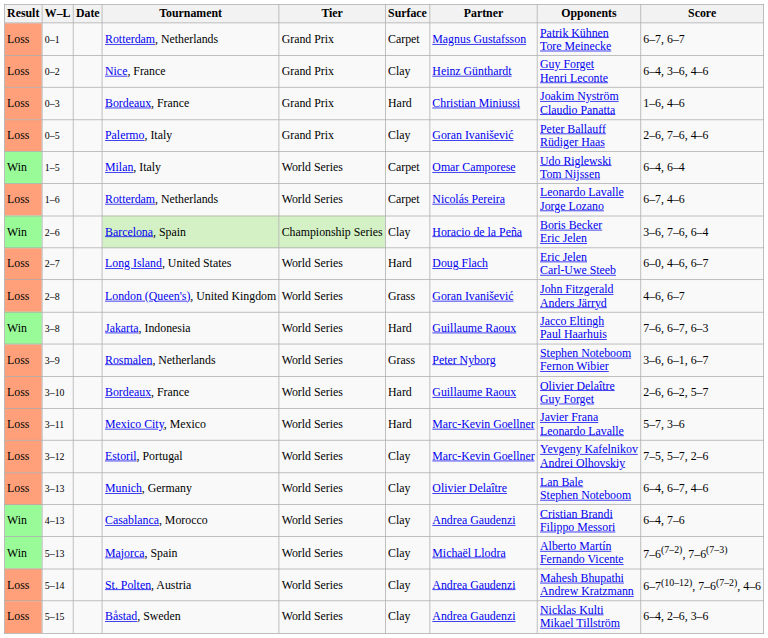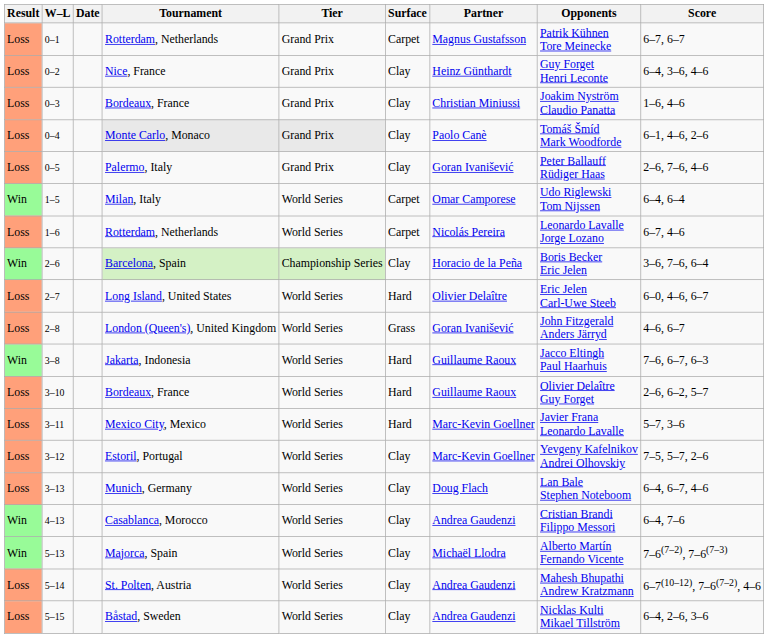(400, 103) Hard -> (399, 103) Clay
+ row: (52, 136)
(460, 264) Doug Flach -> (470, 296) Olivier Delaître
- row: (52, 361)
(470, 488) Olivier Delaître -> (460, 488) Doug Flach
